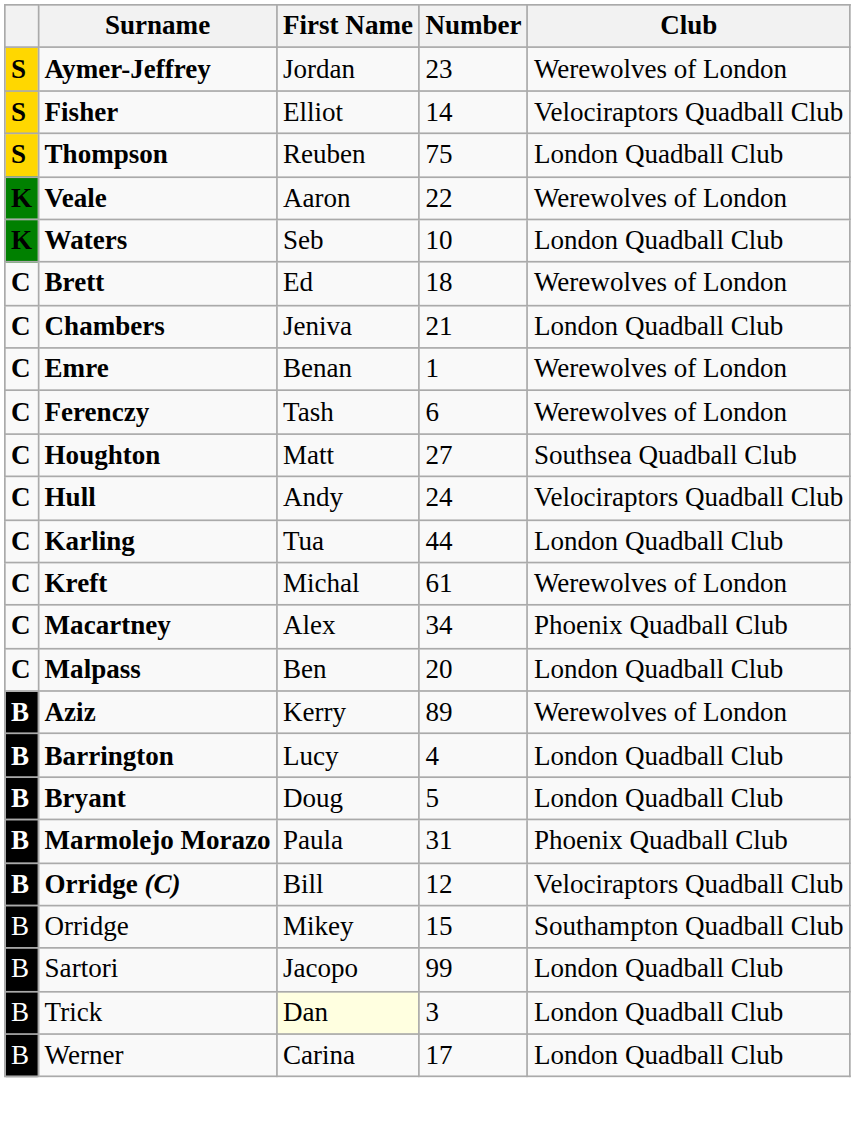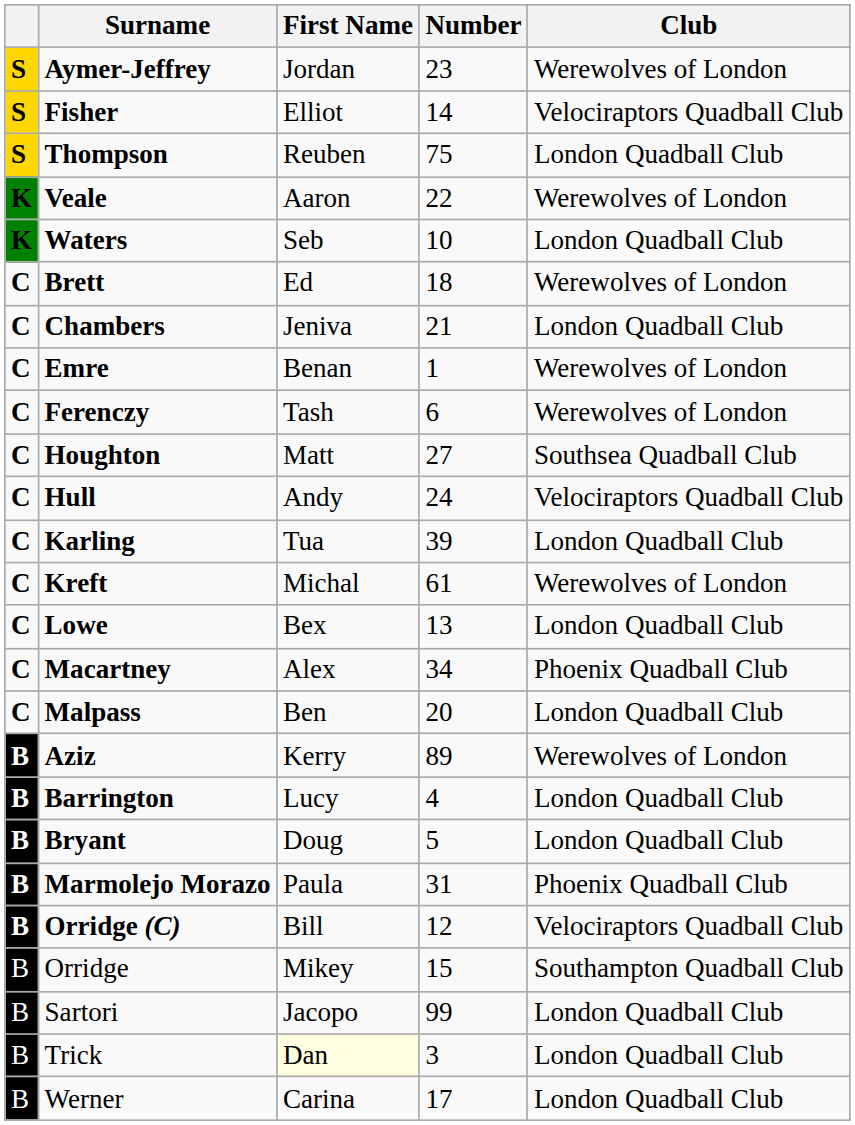(439, 540) 44 -> (439, 540) 39
+ row: (76, 626)
